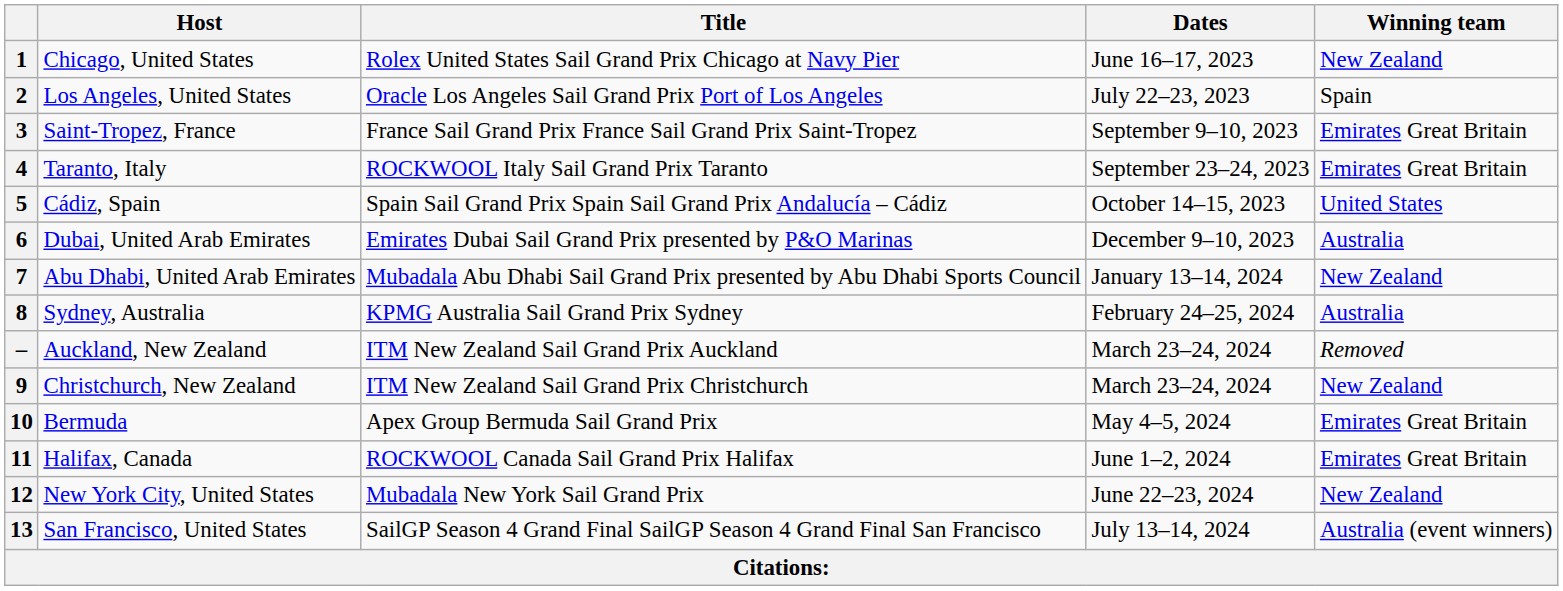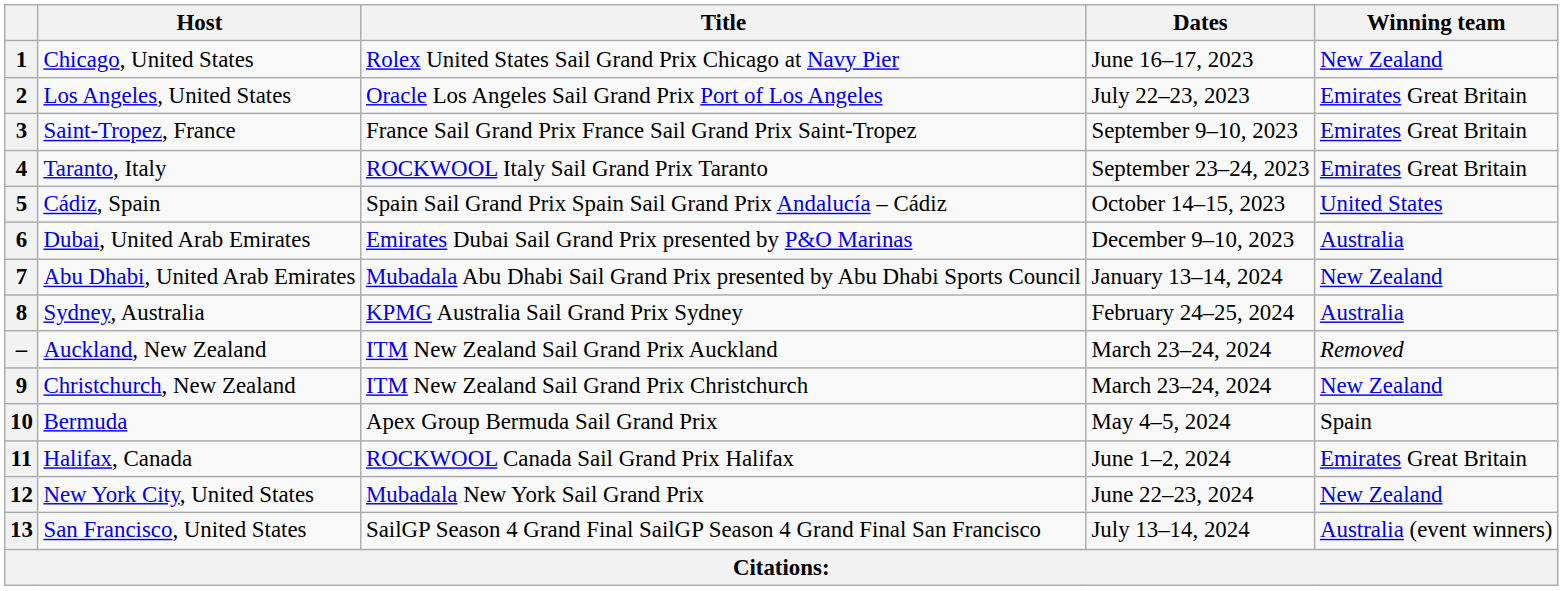(1346, 95) Spain -> (1423, 95) Emirates Great Britain
(1423, 421) Emirates Great Britain -> (1346, 421) Spain
